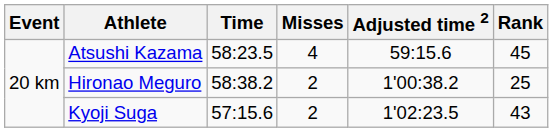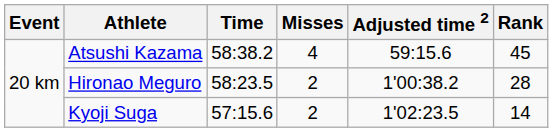(242, 54) 58:23.5 -> (242, 54) 58:38.2
(242, 83) 58:38.2 -> (242, 83) 58:23.5
(520, 83) 25 -> (520, 83) 28
(520, 113) 43 -> (520, 113) 14
